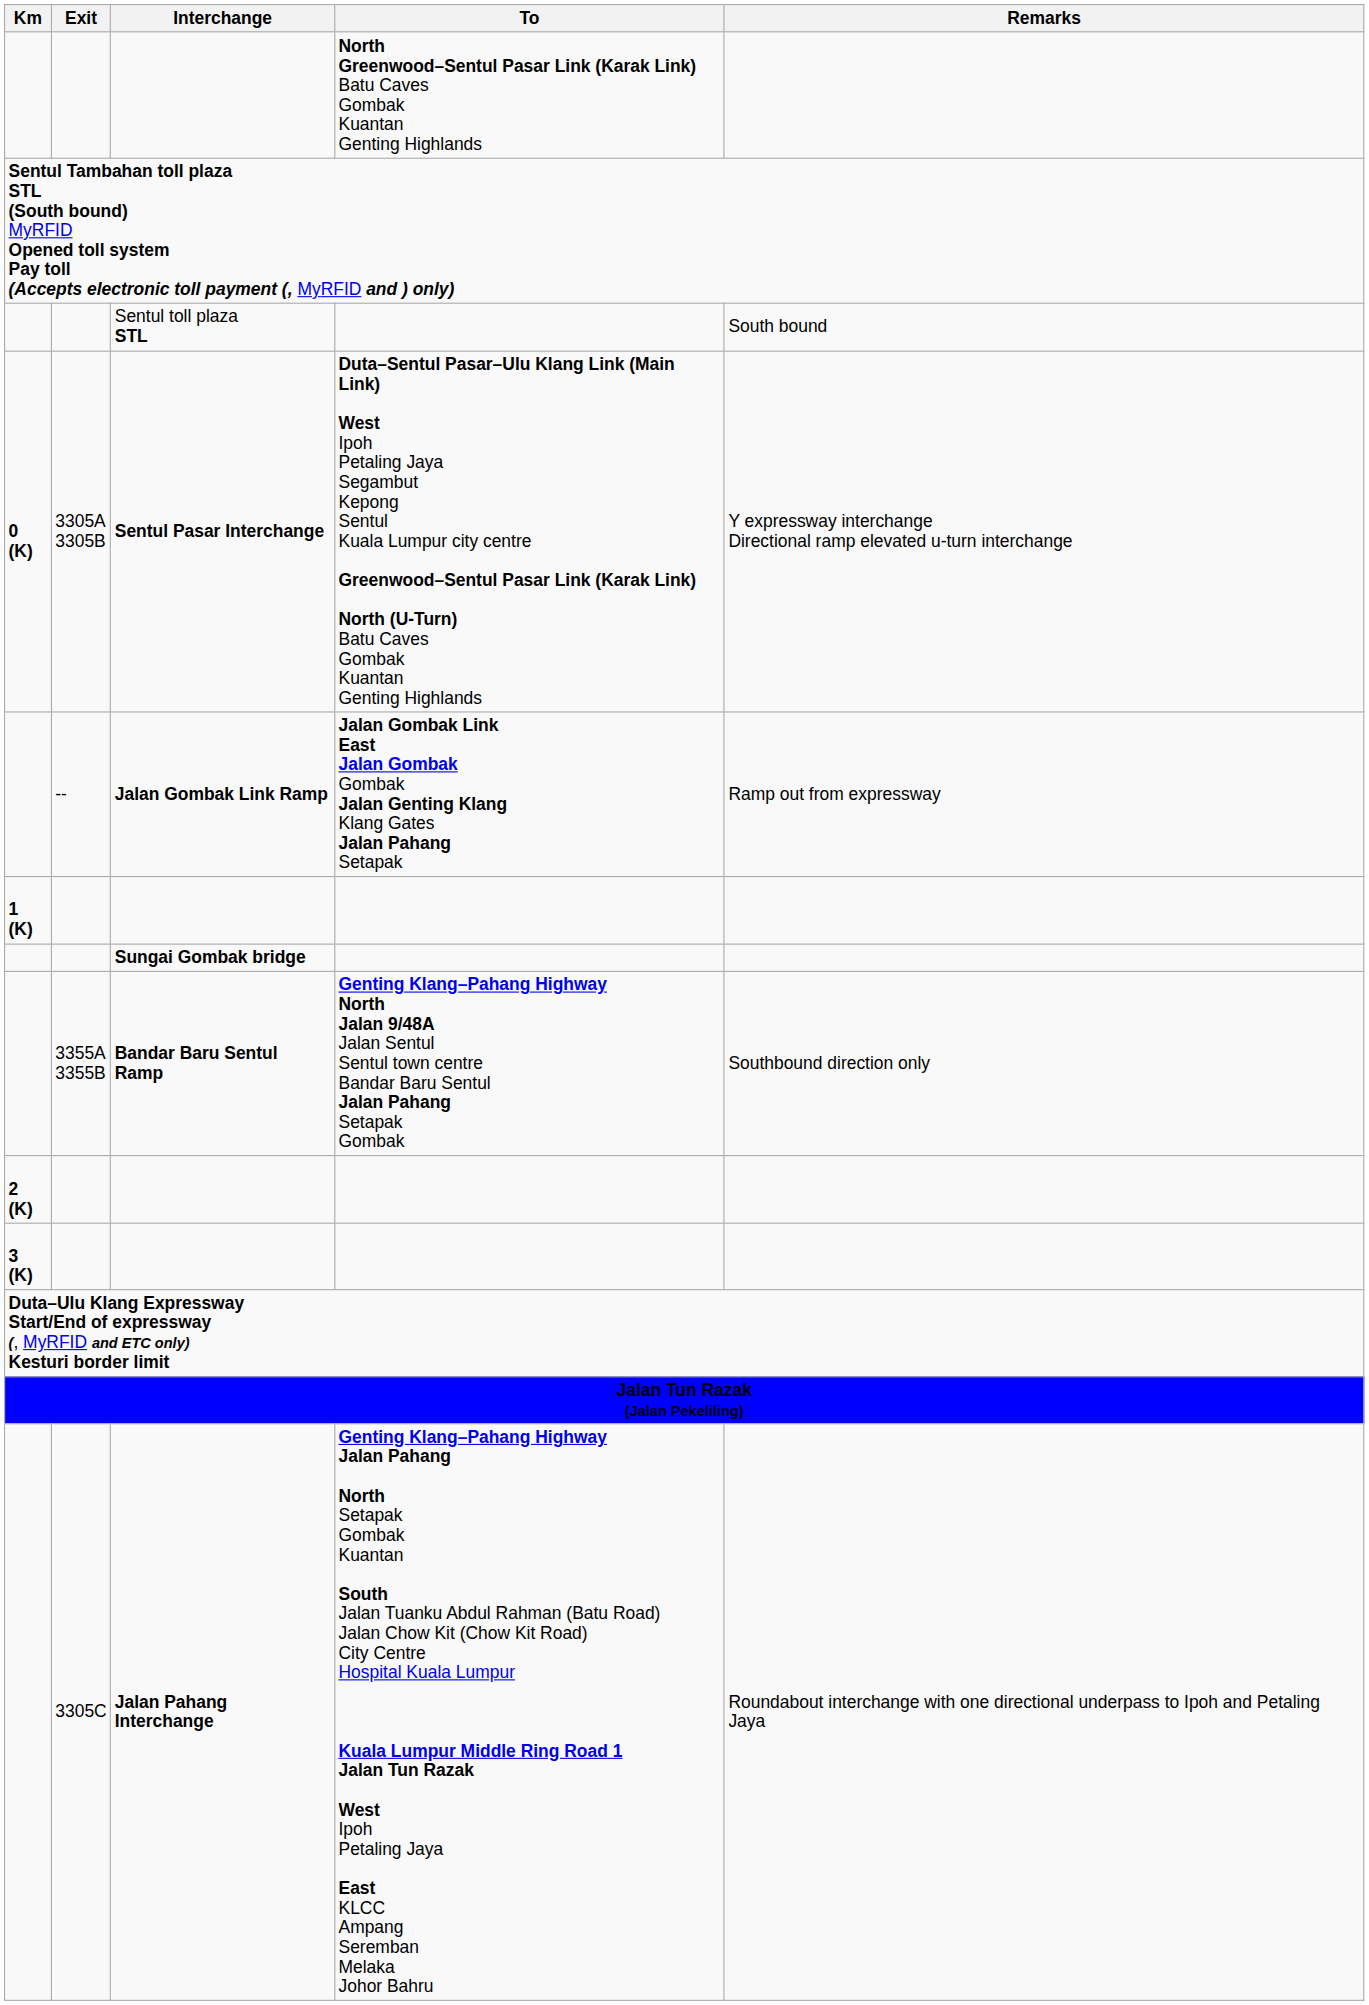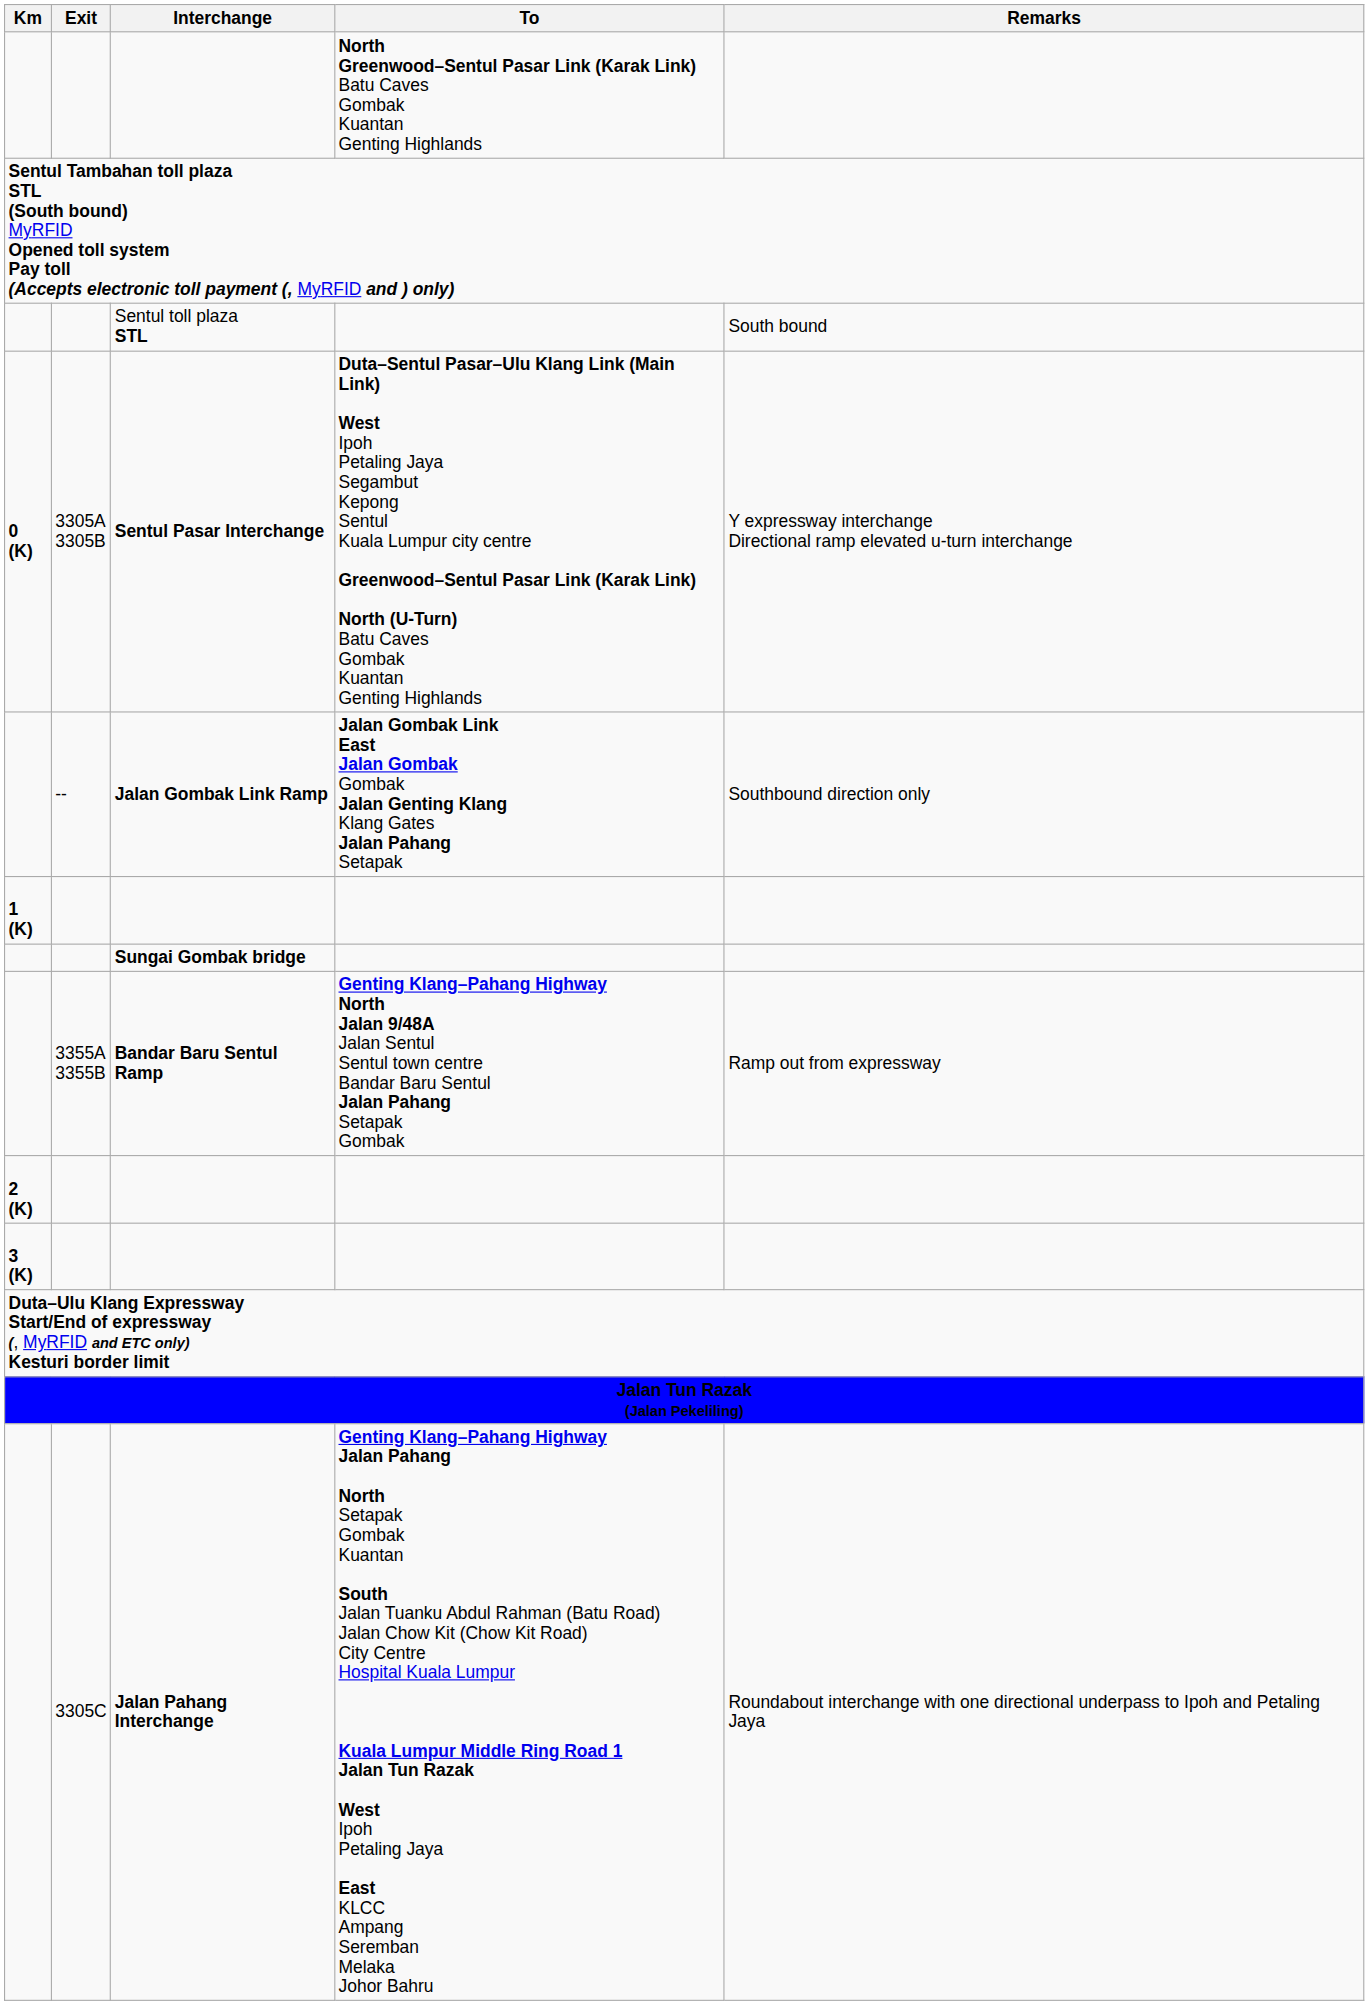(835, 794) Ramp out from expressway -> (829, 794) Southbound direction only
(829, 1063) Southbound direction only -> (835, 1063) Ramp out from expressway
